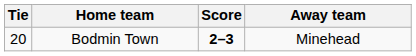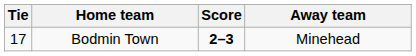(18, 39) 20 -> (18, 39) 17
